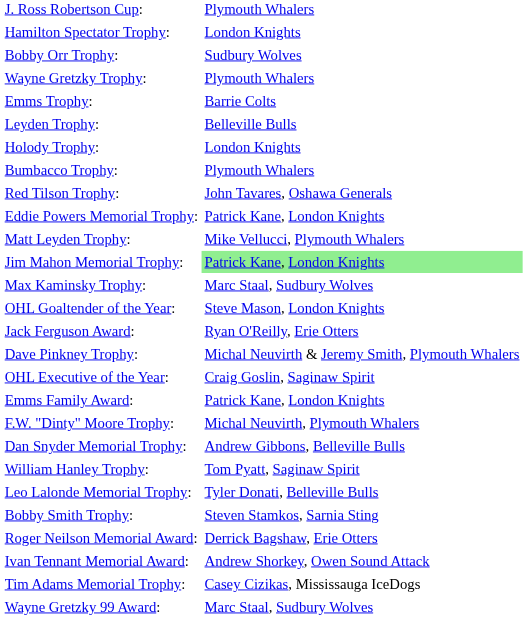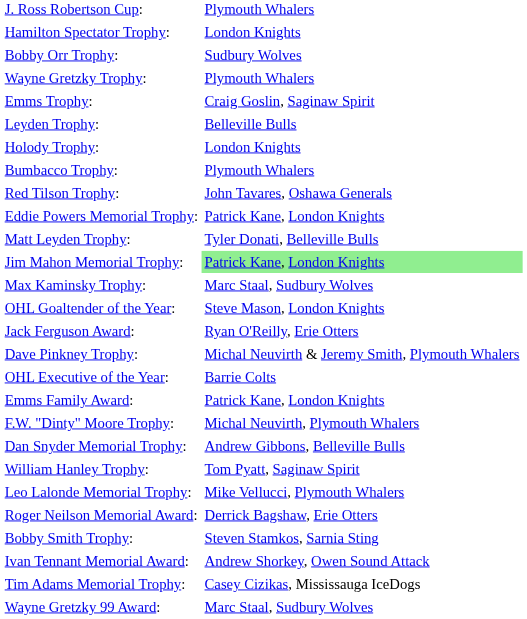(240, 100) Barrie Colts -> (290, 100) Craig Goslin, Saginaw Spirit
(304, 238) Mike Vellucci, Plymouth Whalers -> (292, 238) Tyler Donati, Belleville Bulls
(290, 376) Craig Goslin, Saginaw Spirit -> (240, 376) Barrie Colts
(292, 492) Tyler Donati, Belleville Bulls -> (304, 492) Mike Vellucci, Plymouth Whalers
rows swapped: (69, 515) <-> (101, 538)
